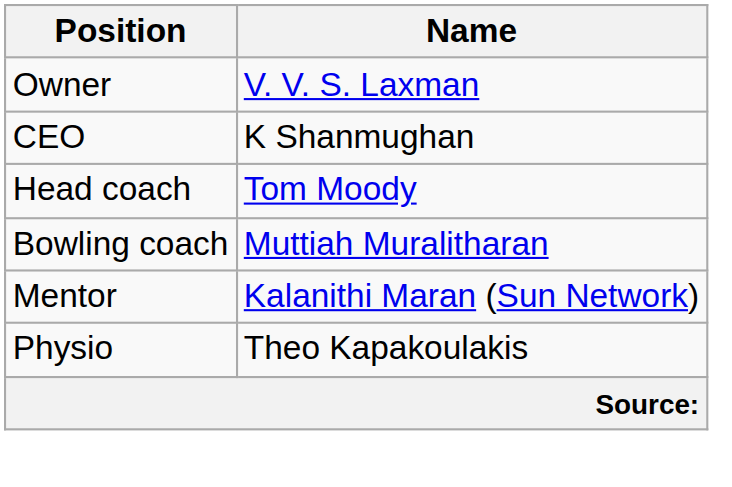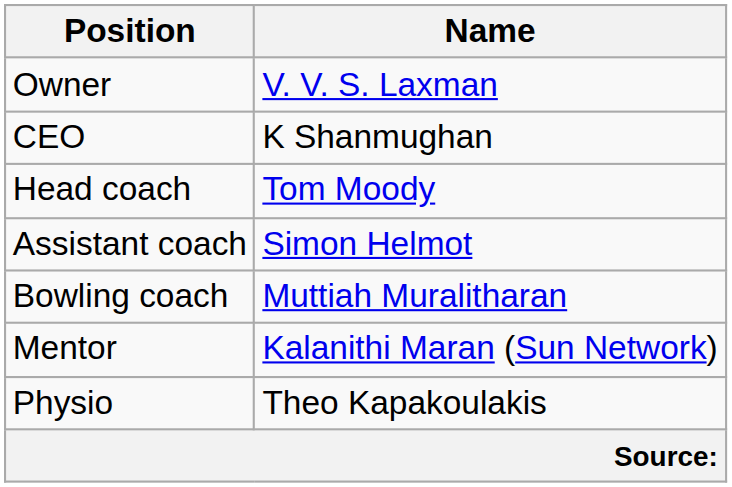+ row: (130, 243)
